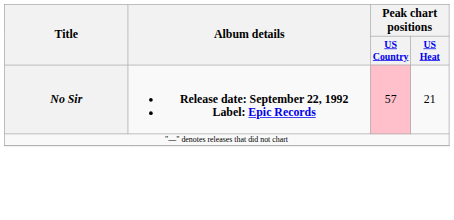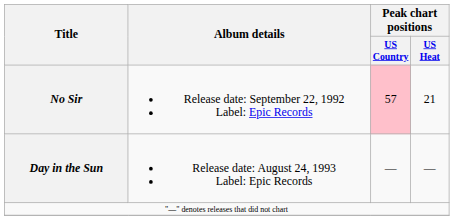(249, 106) bold -> (249, 106) normal
+ row: (66, 168)
